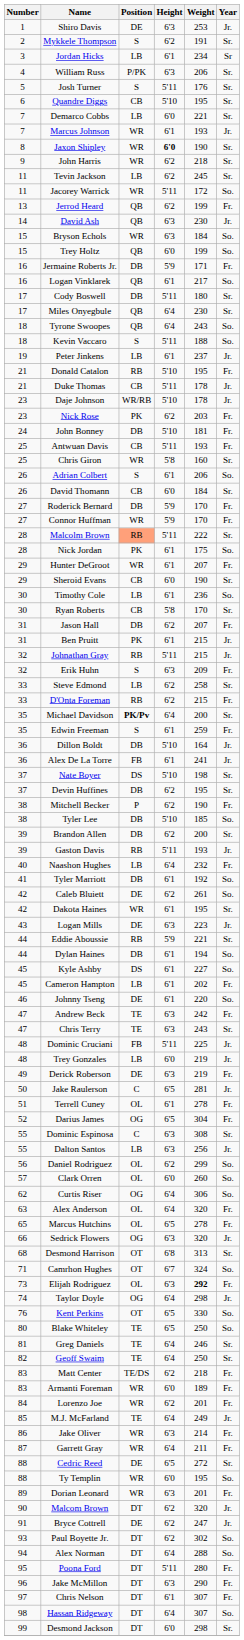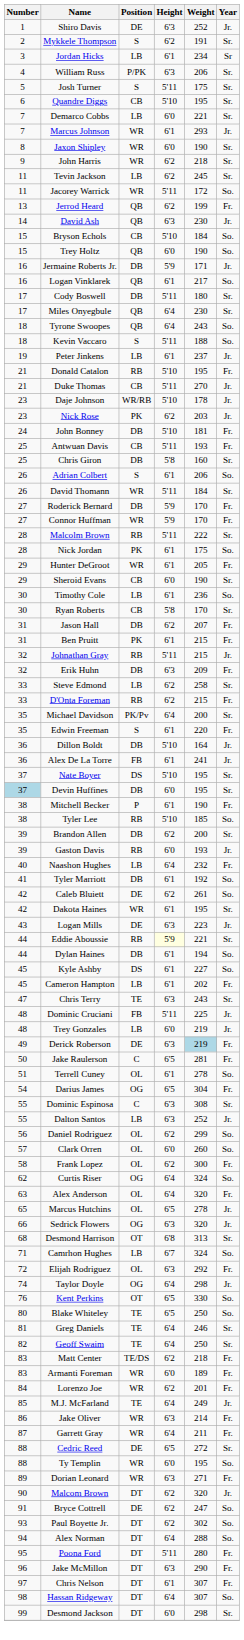(201, 27) 253 -> (201, 27) 252
(201, 87) 176 -> (201, 87) 175
(201, 132) 193 -> (201, 132) 293
(170, 147) bold -> (170, 147) normal
(137, 236) WR -> (137, 236) CB
(170, 236) 6'3 -> (170, 236) 5'10
(201, 251) 199 -> (201, 251) 190
(228, 266) Fr. -> (228, 266) Jr.
(201, 386) 178 -> (201, 386) 270
(228, 416) Fr. -> (228, 416) Jr.
(137, 461) WR -> (137, 461) DB
(137, 491) CB -> (137, 491) WR
(170, 491) 6'0 -> (170, 491) 5'11
(137, 536) lightsalmon background -> (137, 536) no background
(201, 565) 207 -> (201, 565) 205
(228, 640) Jr. -> (228, 640) Fr.
(137, 670) S -> (137, 670) DB
(137, 715) bold -> (137, 715) normal
(201, 730) 259 -> (201, 730) 220
(201, 775) 198 -> (201, 775) 195
(23, 790) no background -> (23, 790) lightblue background
(170, 790) 6'2 -> (170, 790) 6'0
(170, 805) 6'2 -> (170, 805) 6'1
(137, 820) DB -> (137, 820) RB
(170, 850) 5'11 -> (170, 850) 6'0
(170, 940) no background -> (170, 940) lightyellow background
- row: (80, 999)
- row: (80, 1014)
(201, 1074) no background -> (201, 1044) lightblue background
(228, 1089) Jr. -> (228, 1059) Fr.
(228, 1104) Fr. -> (228, 1074) So.
(23, 1119) 52 -> (23, 1089) 54
(201, 1149) 256 -> (201, 1119) 252
+ row: (80, 1164)
(201, 1194) 306 -> (201, 1179) 324
(228, 1224) Fr. -> (228, 1209) Jr.
(137, 1269) OT -> (137, 1254) LB
(23, 1284) 73 -> (23, 1269) 72
(201, 1284) bold -> (201, 1269) normal
(201, 1493) 201 -> (201, 1478) 271
(228, 1523) Jr. -> (228, 1508) So.
